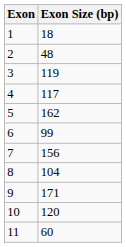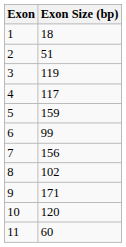(47, 53) 48 -> (47, 53) 51
(50, 113) 162 -> (50, 113) 159
(50, 172) 104 -> (50, 172) 102
